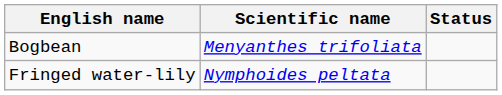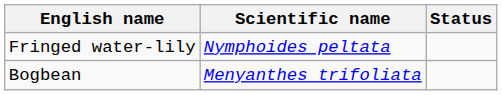rows swapped: (45, 47) <-> (102, 75)
